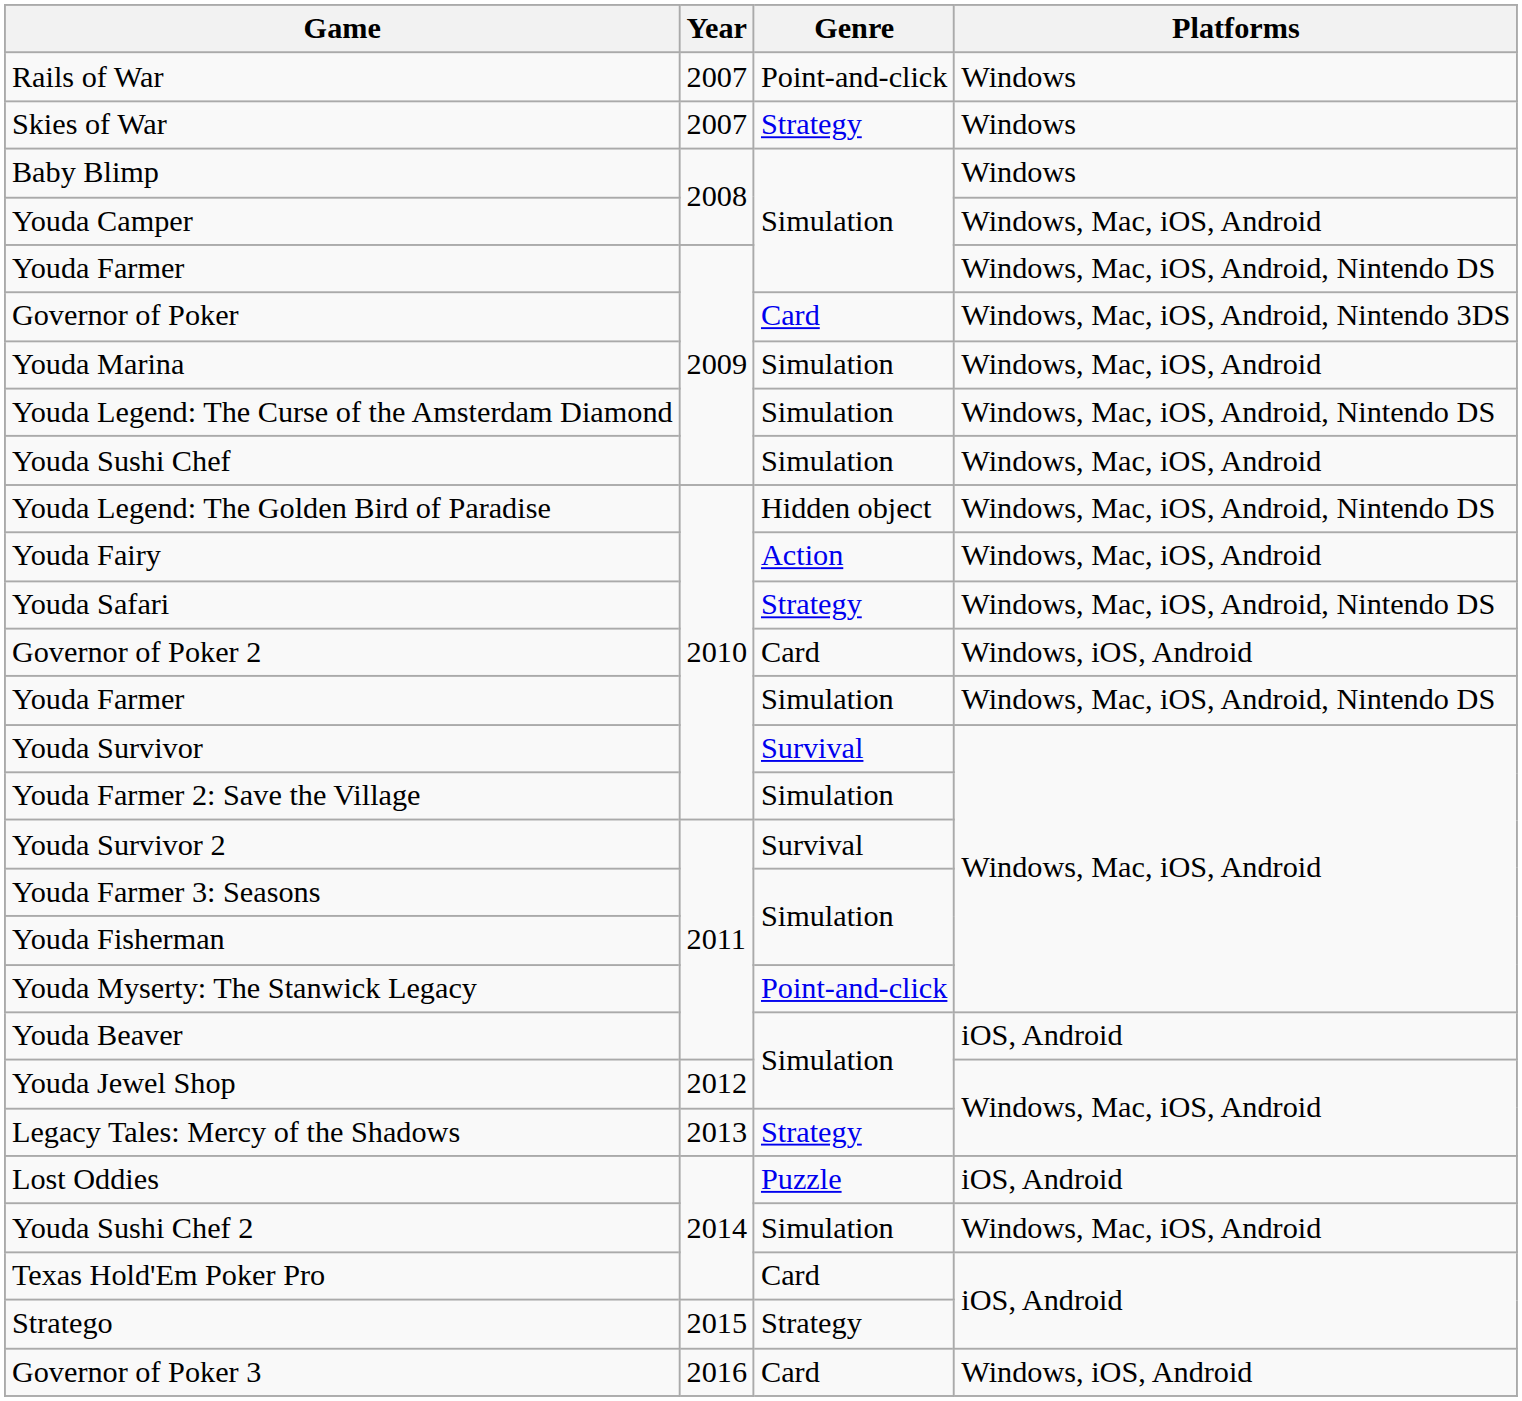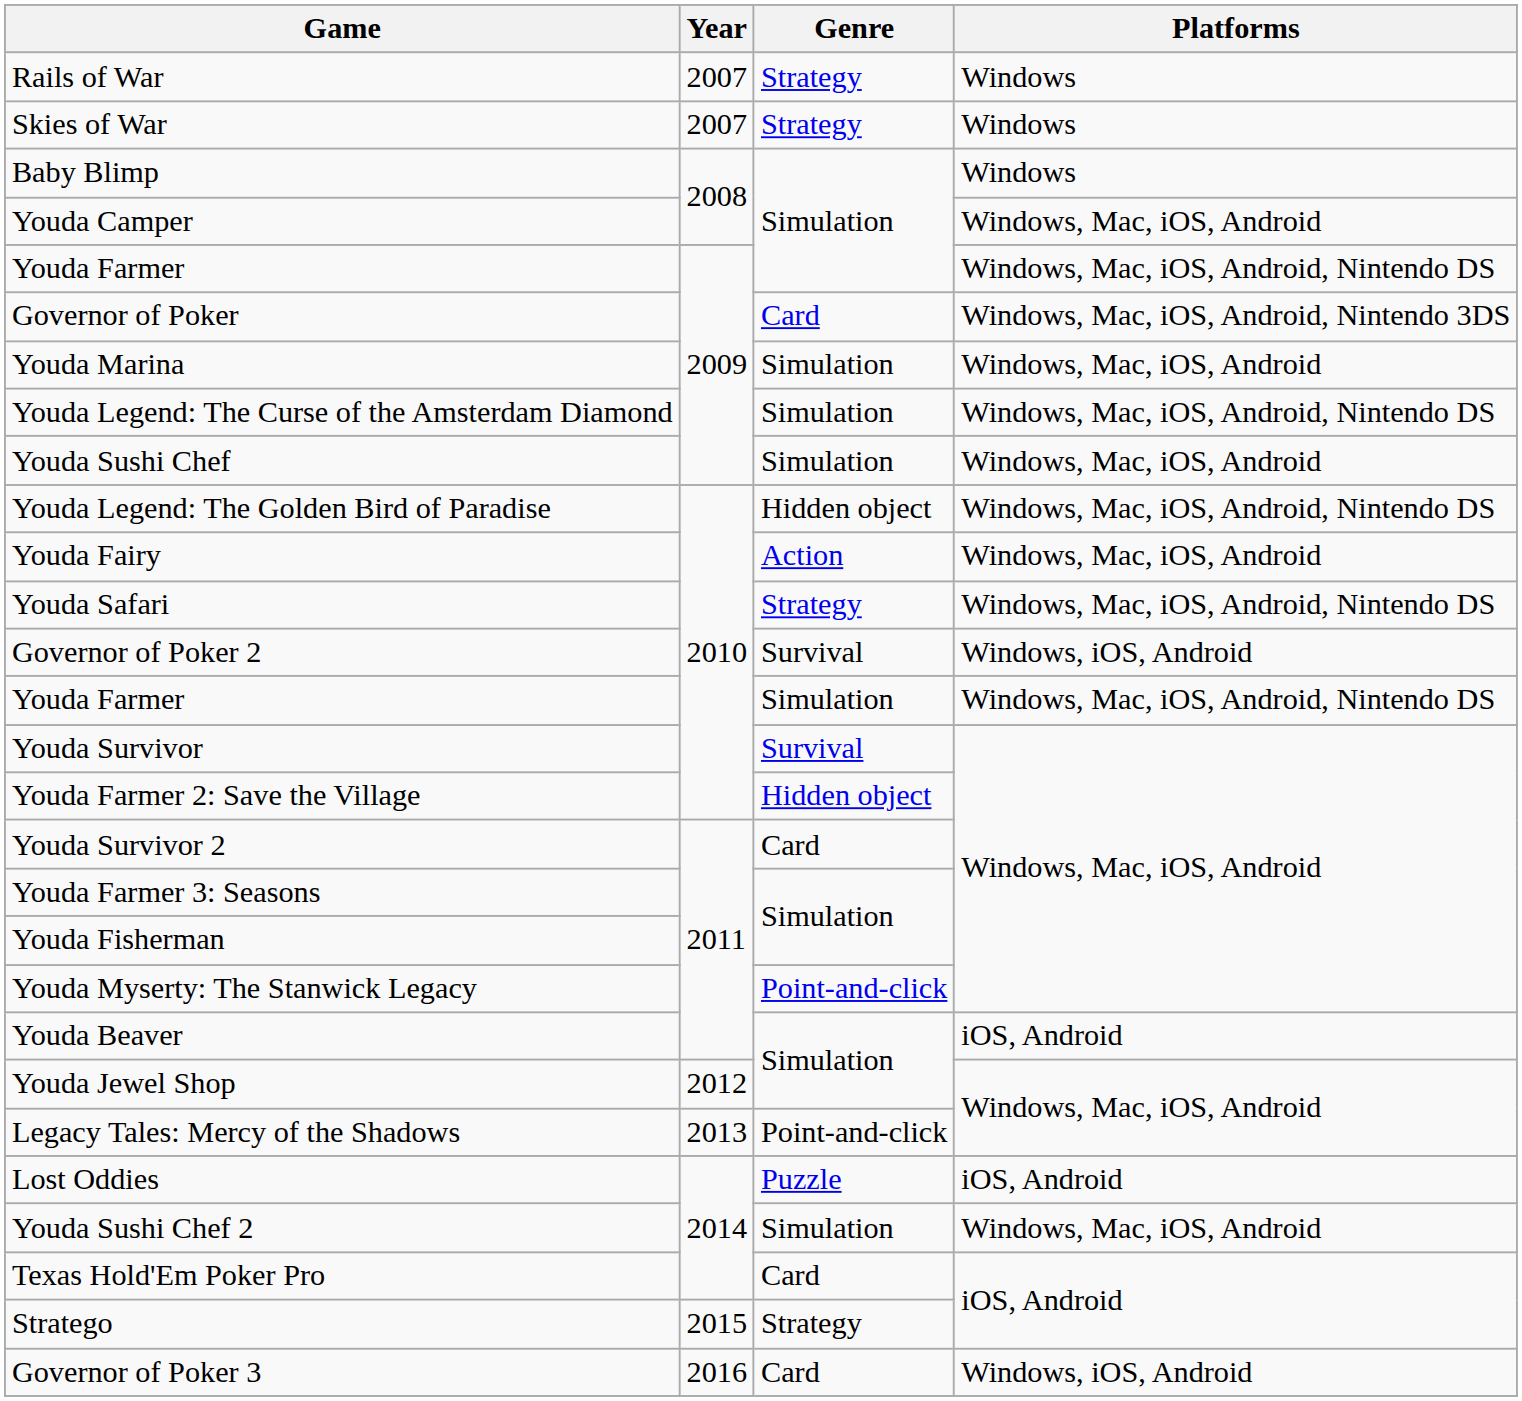(854, 76) Point-and-click -> (811, 76) Strategy
(790, 651) Card -> (812, 651) Survival
(827, 795) Simulation -> (846, 795) Hidden object
(812, 843) Survival -> (790, 843) Card
(811, 1131) Strategy -> (854, 1131) Point-and-click
